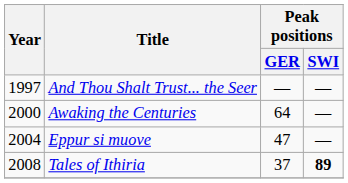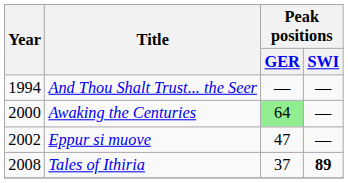(25, 87) 1997 -> (25, 87) 1994
(282, 113) no background -> (282, 113) lightgreen background
(25, 139) 2004 -> (25, 139) 2002
